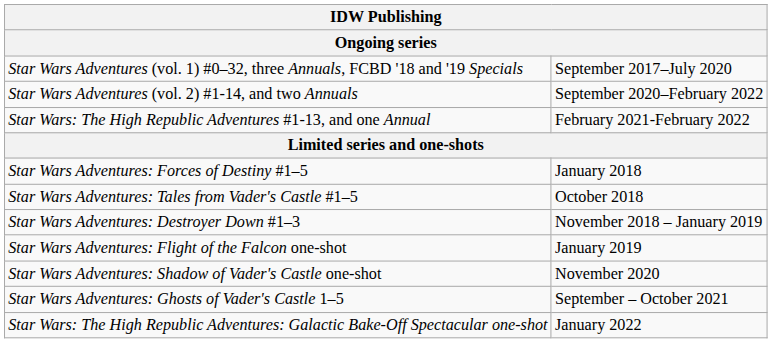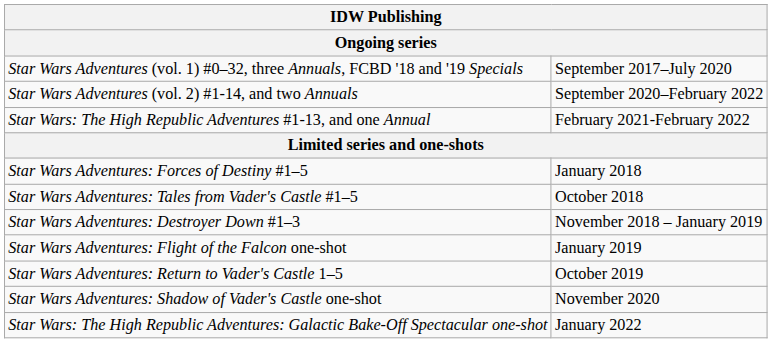+ row: (176, 273)
- row: (176, 299)
